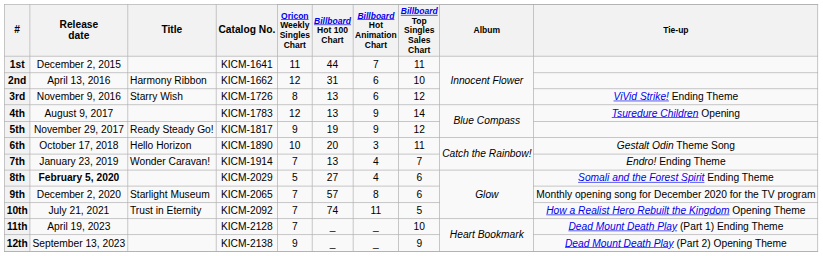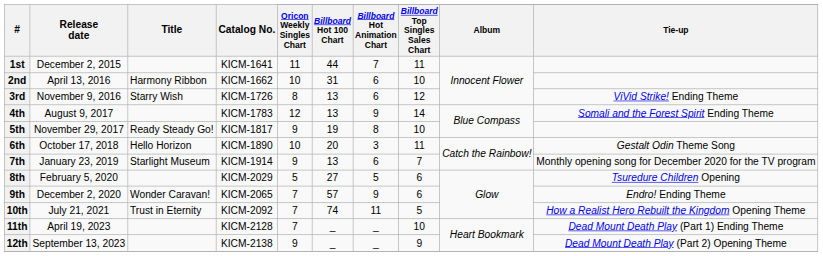(295, 80) 12 -> (295, 80) 10
(676, 113) Tsuredure Children Opening -> (676, 113) Somali and the Forest Spirit Ending Theme
(376, 129) 9 -> (376, 129) 8
(419, 129) 12 -> (419, 129) 10
(170, 162) Wonder Caravan! -> (170, 162) Starlight Museum
(295, 162) 7 -> (295, 162) 9
(376, 162) 4 -> (376, 162) 6
(676, 162) Endro! Ending Theme -> (676, 162) Monthly opening song for December 2020 for the TV program
(79, 178) bold -> (79, 178) normal
(376, 178) 4 -> (376, 178) 5
(676, 178) Somali and the Forest Spirit Ending Theme -> (676, 178) Tsuredure Children Opening
(170, 194) Starlight Museum -> (170, 194) Wonder Caravan!
(376, 194) 8 -> (376, 194) 9
(676, 194) Monthly opening song for December 2020 for the TV program -> (676, 194) Endro! Ending Theme
